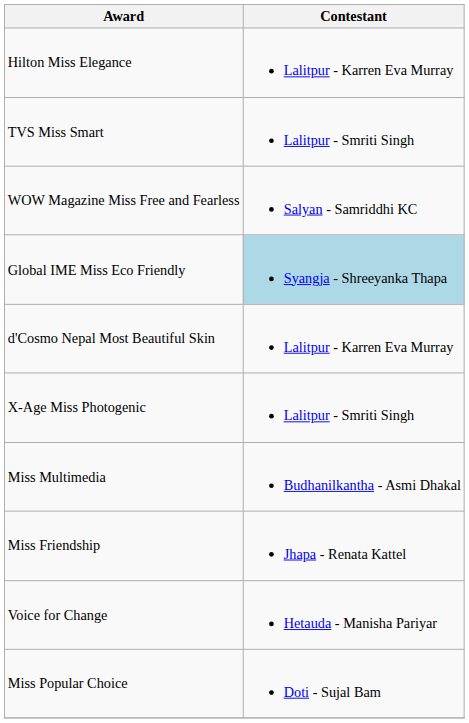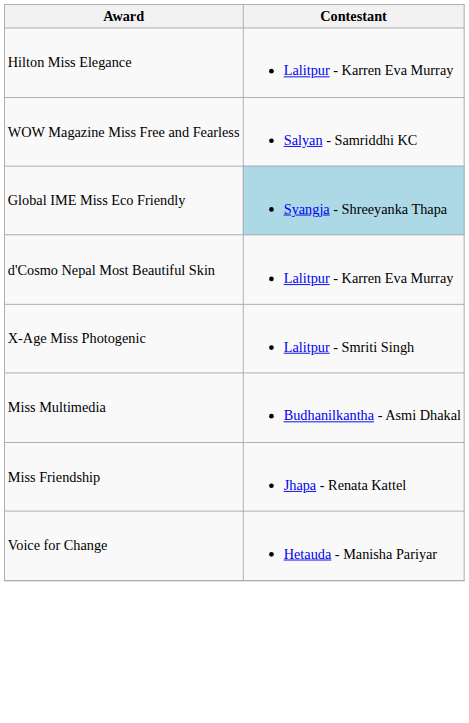- row: (56, 131)
- row: (68, 684)
